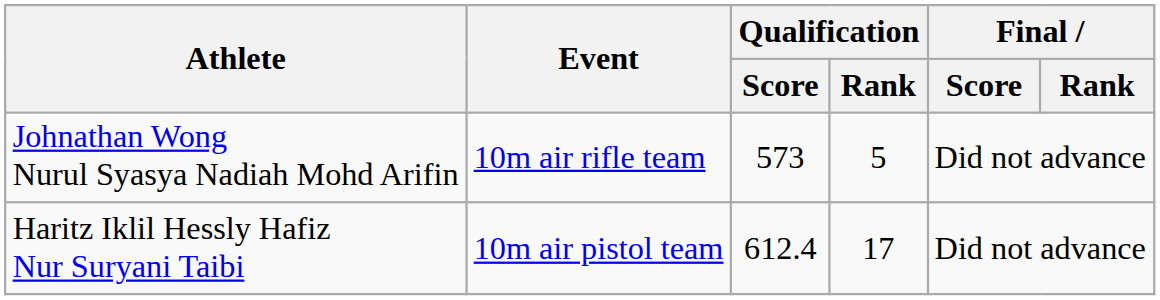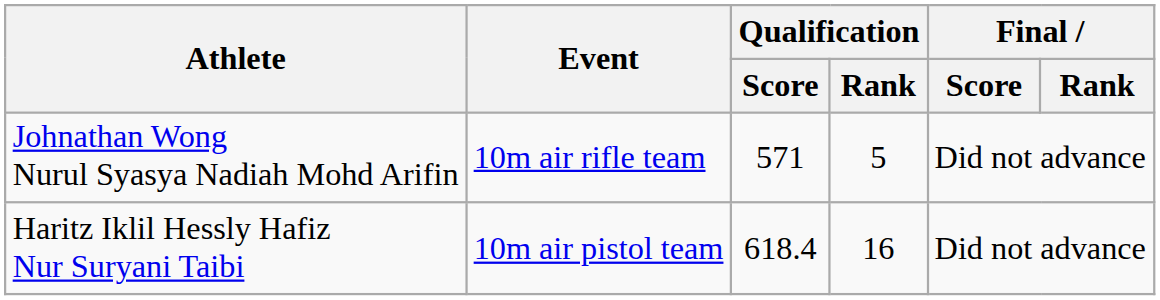(780, 156) 573 -> (780, 156) 571
(780, 248) 612.4 -> (780, 248) 618.4
(878, 248) 17 -> (878, 248) 16
